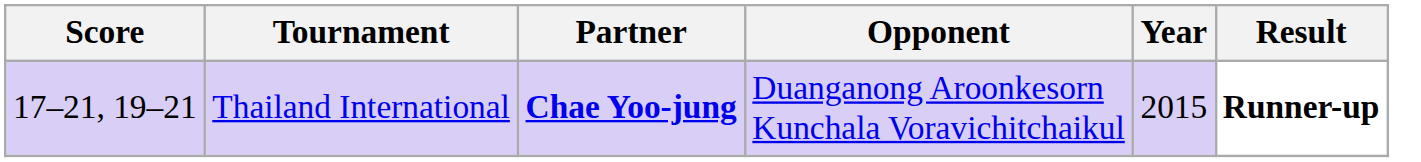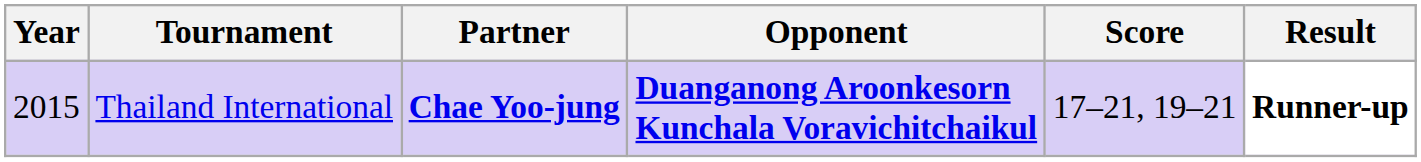columns swapped: (1174, 32) <-> (105, 32)
(939, 107) normal -> (836, 107) bold
